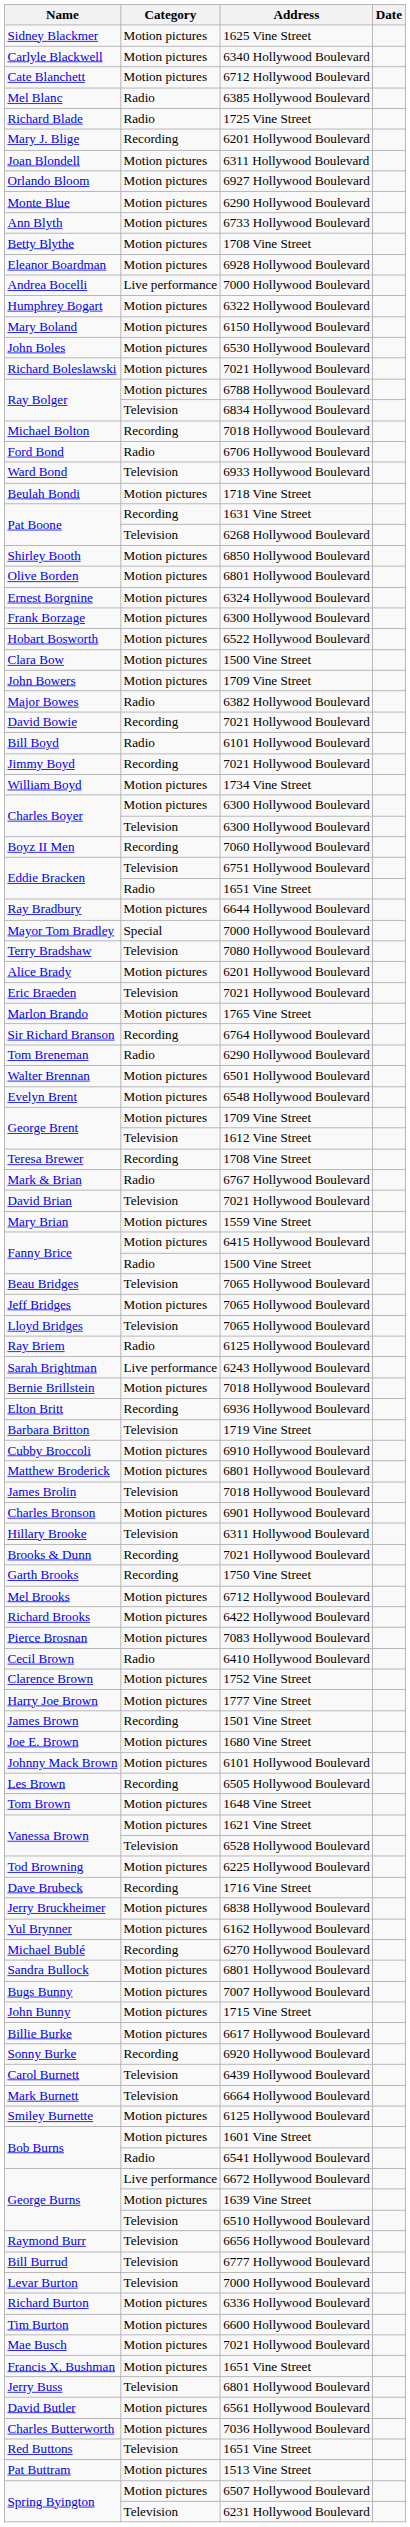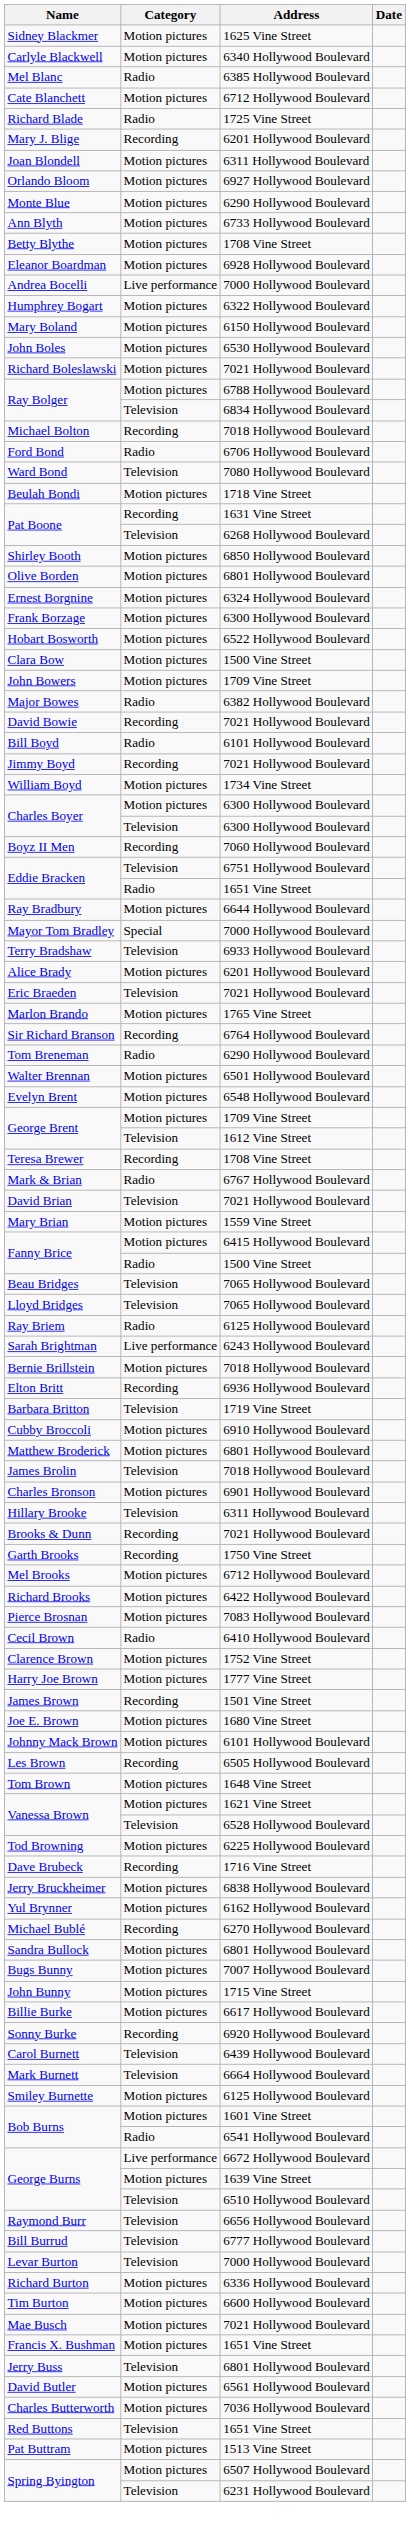rows swapped: (35, 98) <-> (46, 77)
(296, 472) 6933 Hollywood Boulevard -> (296, 472) 7080 Hollywood Boulevard
(296, 951) 7080 Hollywood Boulevard -> (296, 951) 6933 Hollywood Boulevard
- row: (39, 1304)
